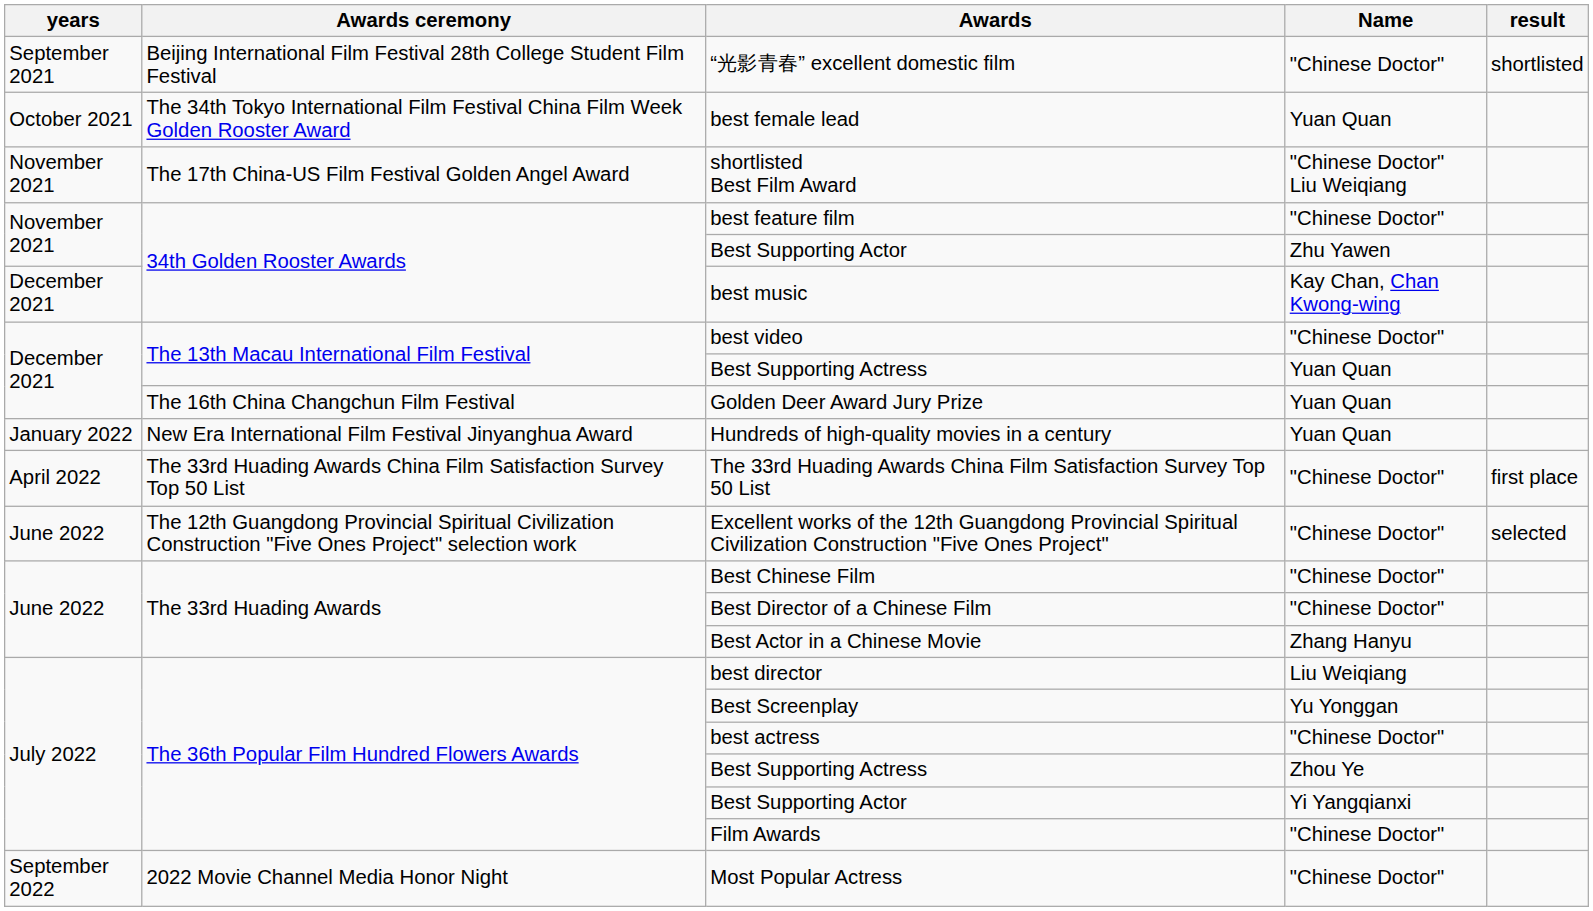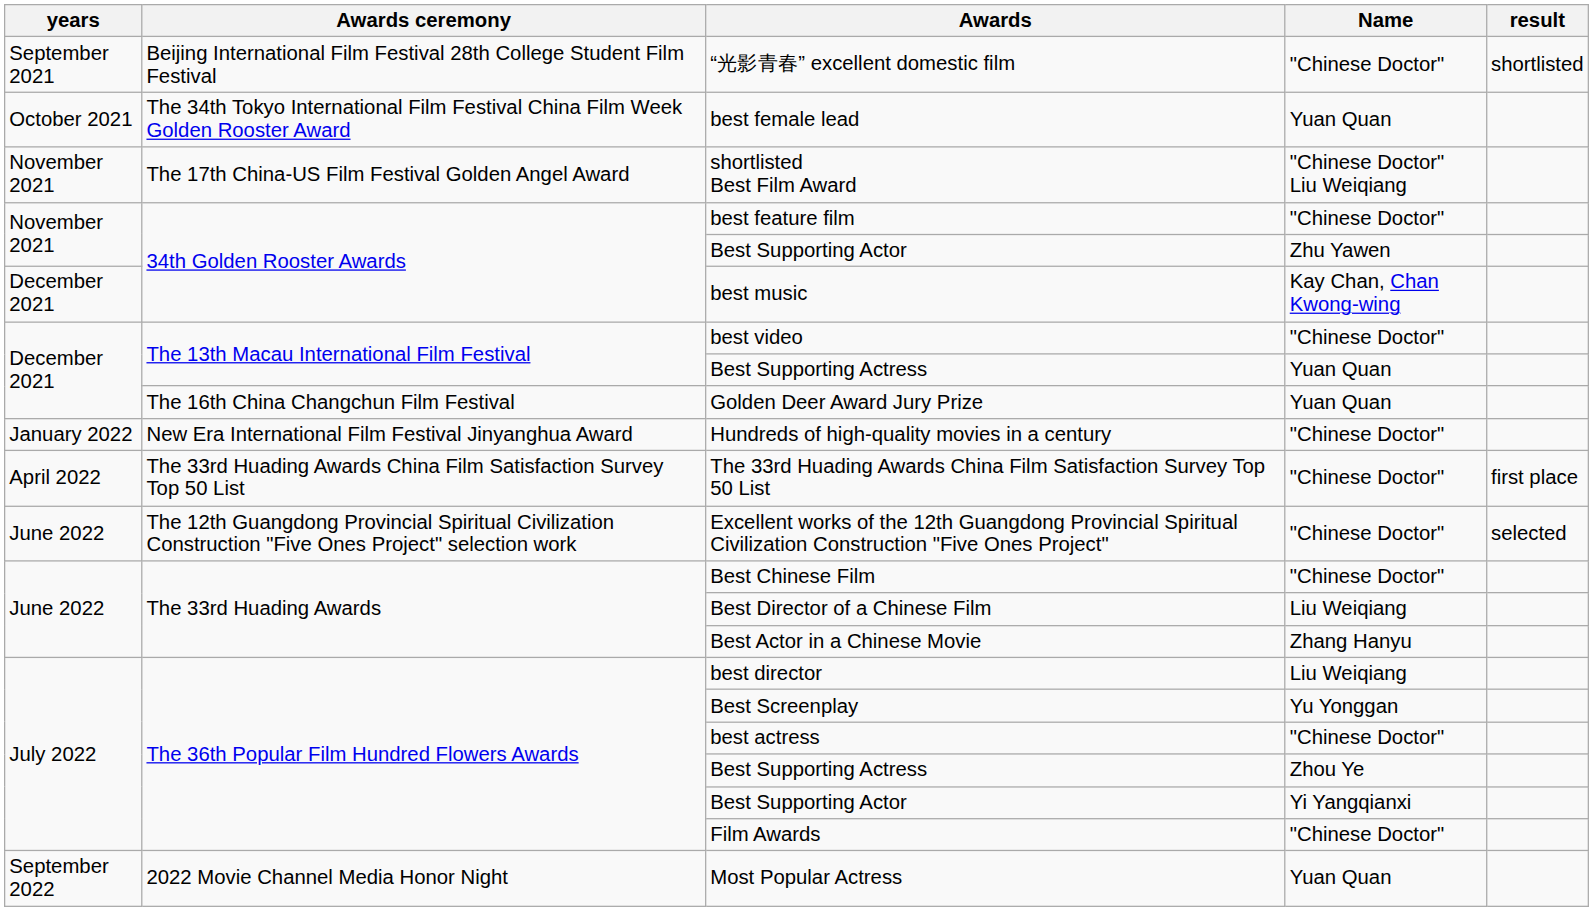(1341, 434) Yuan Quan -> (1367, 434) "Chinese Doctor"
(1367, 608) "Chinese Doctor" -> (1348, 608) Liu Weiqiang
(1367, 878) "Chinese Doctor" -> (1341, 878) Yuan Quan
